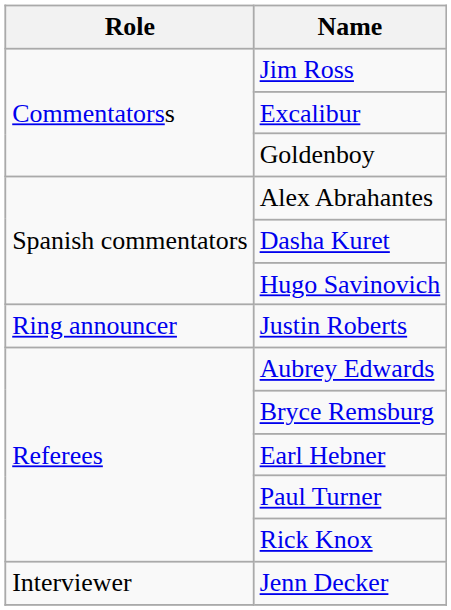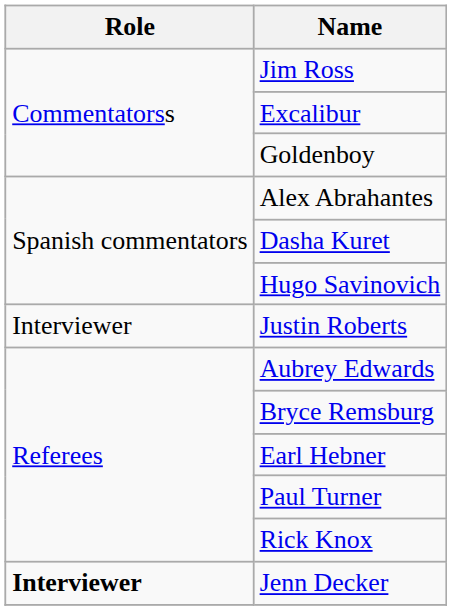(95, 326) Ring announcer -> (72, 326) Interviewer
(72, 582) normal -> (77, 582) bold
